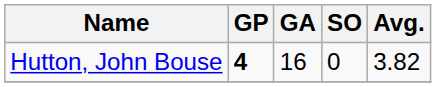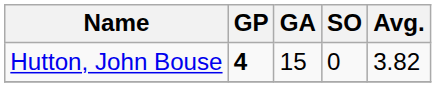(293, 61) 16 -> (293, 61) 15
